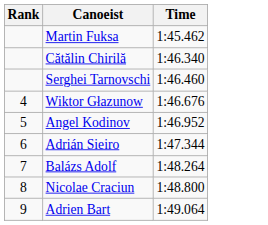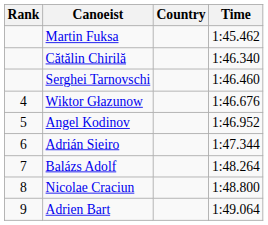+ column: (181, 15)
